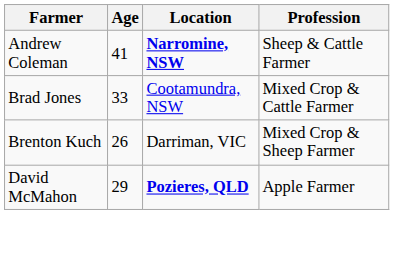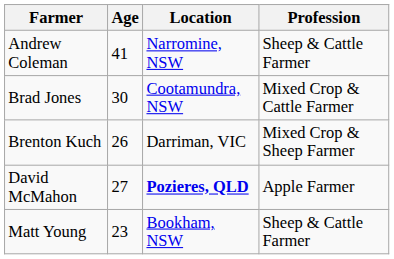(187, 52) bold -> (184, 52) normal
(120, 97) 33 -> (120, 97) 30
(120, 187) 29 -> (120, 187) 27
+ row: (47, 231)
